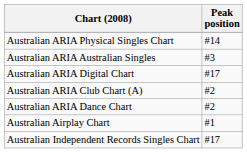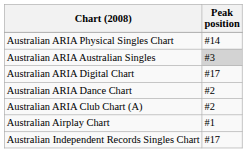(210, 57) no background -> (210, 57) lightgrey background
rows swapped: (69, 106) <-> (75, 90)
